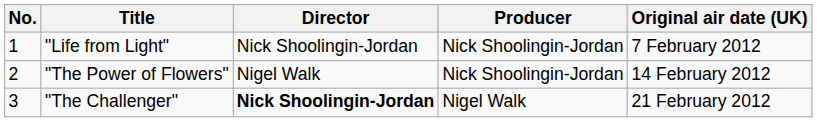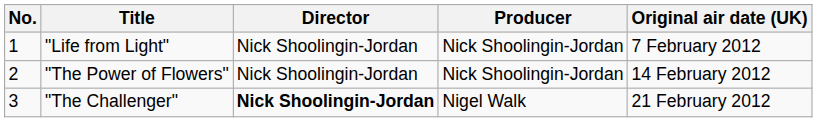(279, 74) Nigel Walk -> (327, 74) Nick Shoolingin-Jordan
